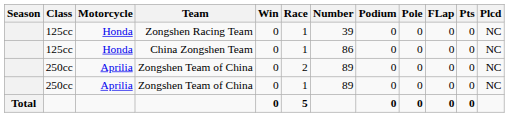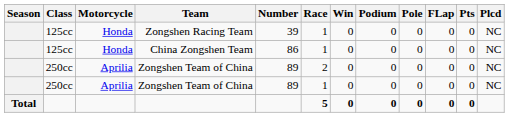columns swapped: (333, 13) <-> (268, 13)
